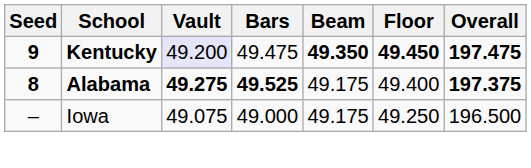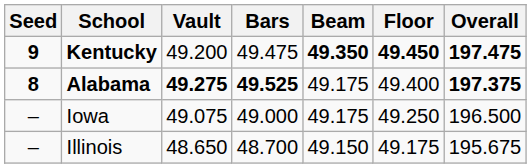(197, 52) lavender background -> (197, 52) no background
+ row: (94, 148)
